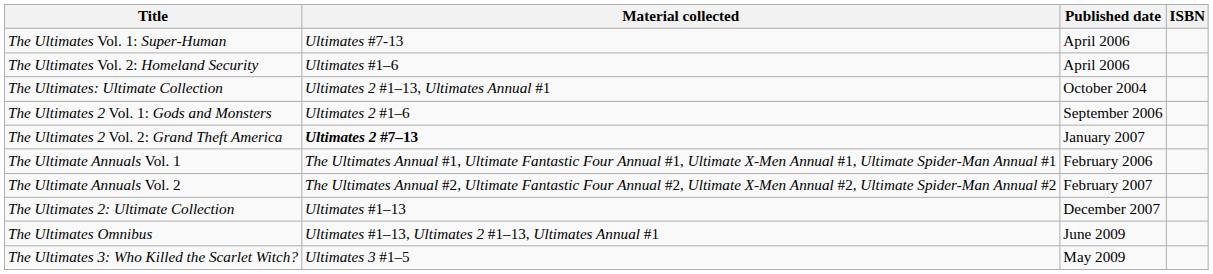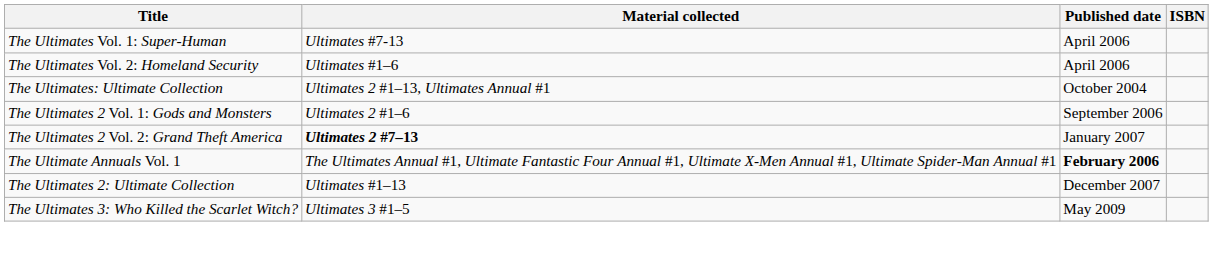(1108, 161) normal -> (1111, 161) bold
- row: (94, 185)
- row: (80, 233)
